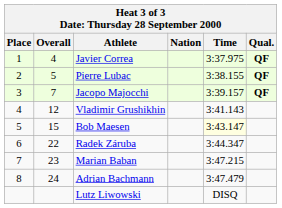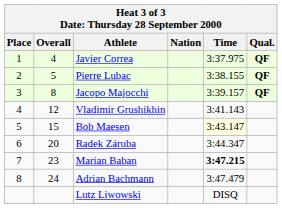(53, 93) 7 -> (53, 93) 8
(53, 144) 22 -> (53, 144) 20
(225, 161) normal -> (225, 161) bold
